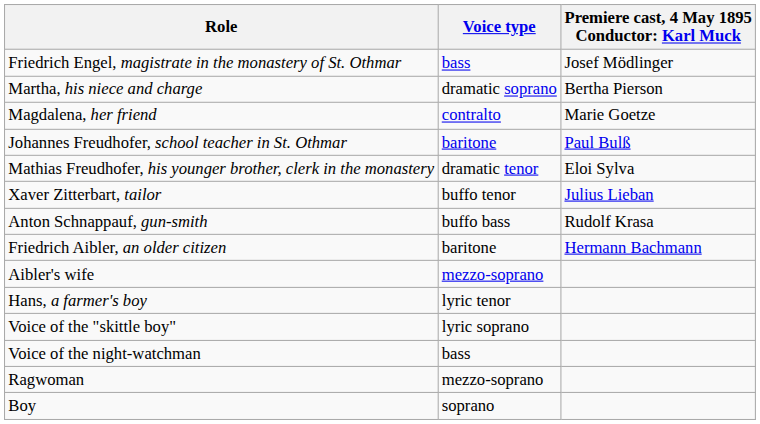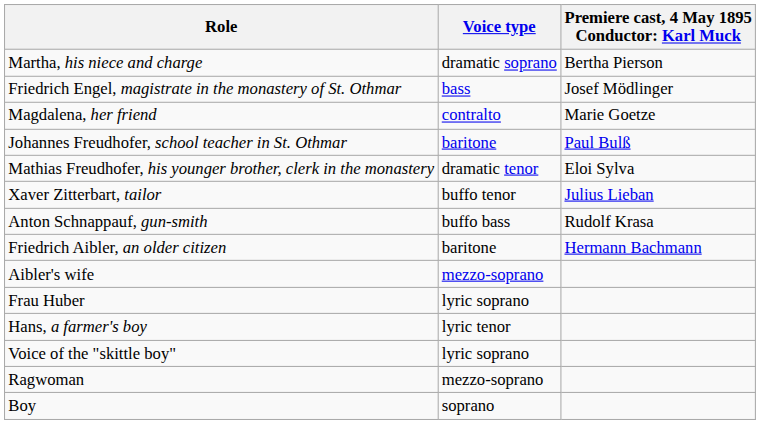rows swapped: (205, 62) <-> (105, 89)
+ row: (46, 300)
- row: (105, 353)
